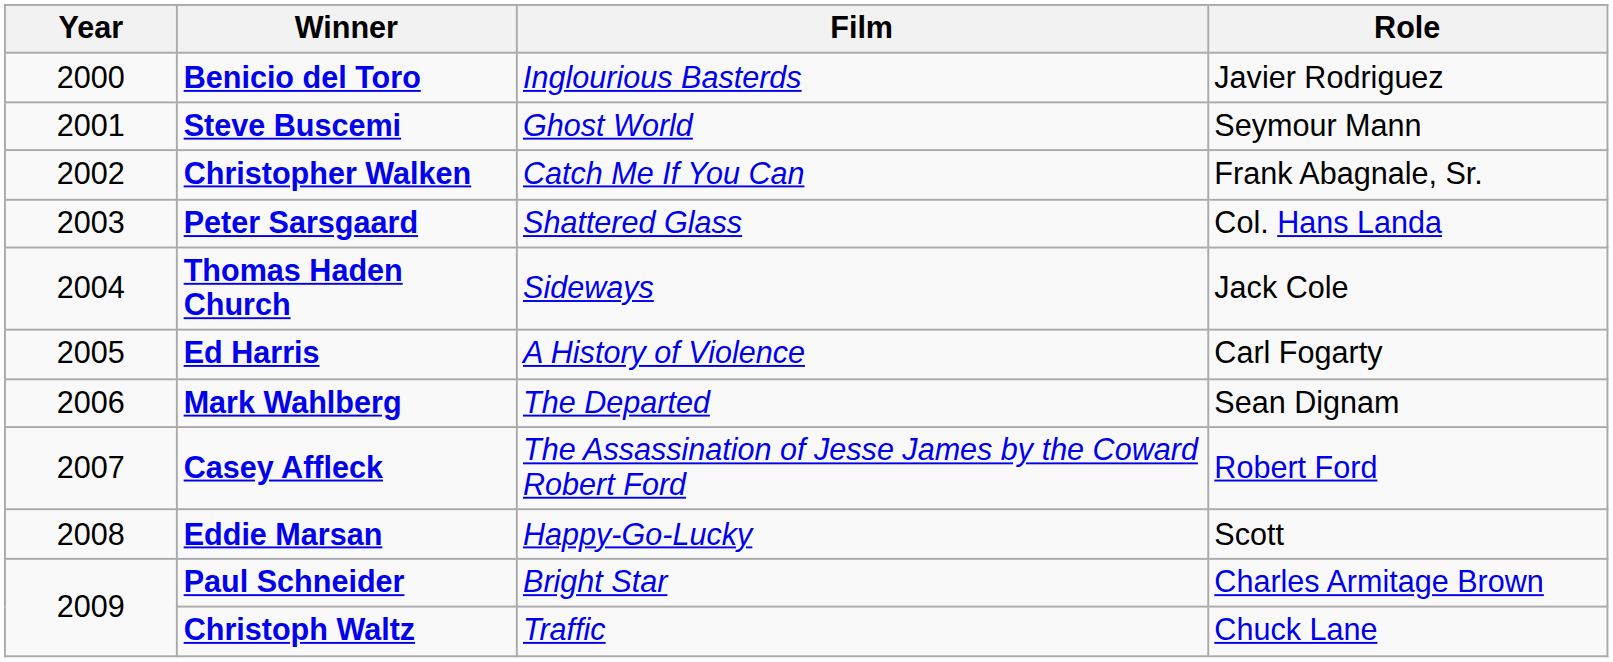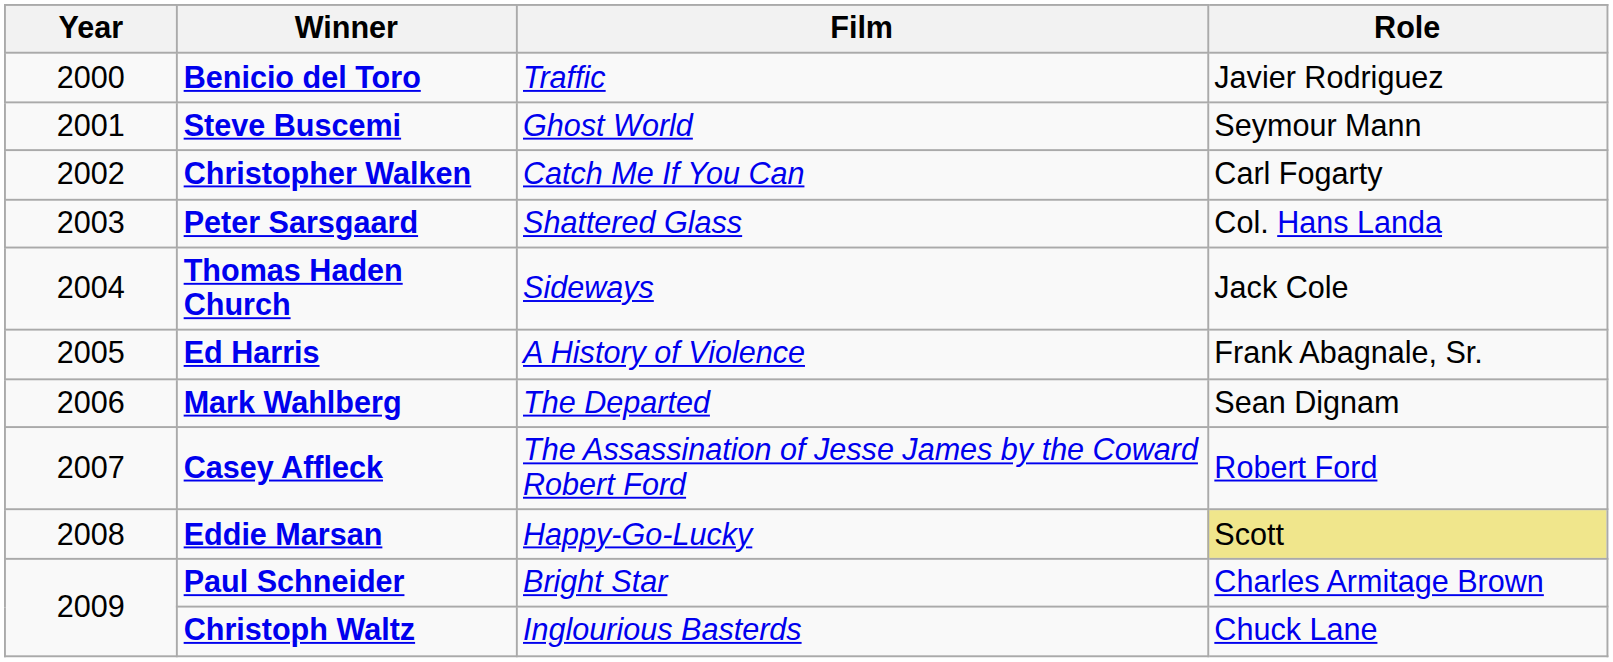(662, 77) Inglourious Basterds -> (564, 77) Traffic
(1349, 174) Frank Abagnale, Sr. -> (1298, 174) Carl Fogarty
(1298, 353) Carl Fogarty -> (1349, 353) Frank Abagnale, Sr.
(1249, 533) no background -> (1249, 533) khaki background
(564, 630) Traffic -> (662, 630) Inglourious Basterds
